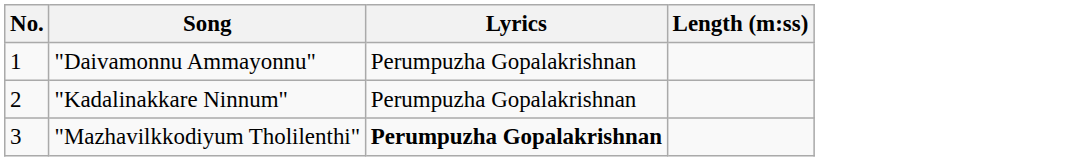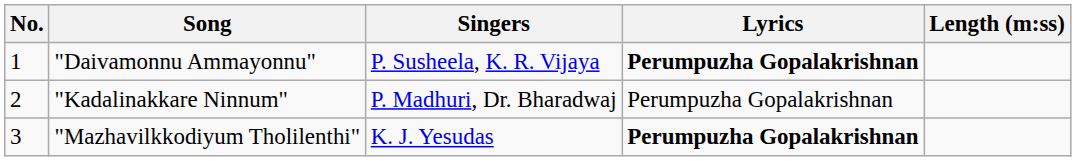+ column: (494, 23)
(504, 61) normal -> (773, 61) bold
